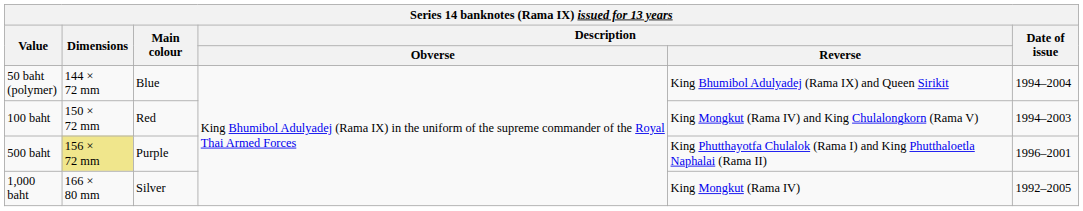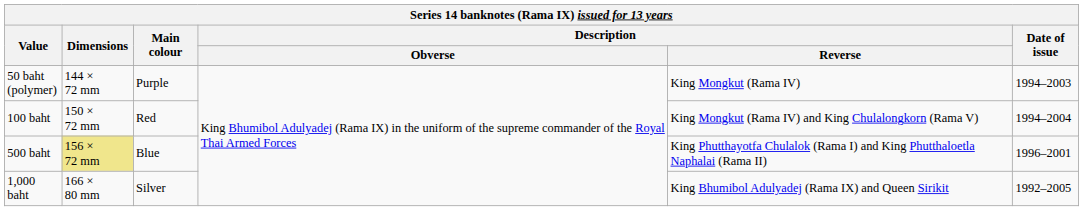(148, 83) Blue -> (152, 83) Purple
(810, 83) King Bhumibol Adulyadej (Rama IX) and Queen Sirikit -> (735, 83) King Mongkut (Rama IV)
(1043, 83) 1994–2004 -> (1043, 83) 1994–2003
(1043, 118) 1994–2003 -> (1043, 118) 1994–2004
(152, 153) Purple -> (148, 153) Blue
(735, 188) King Mongkut (Rama IV) -> (810, 188) King Bhumibol Adulyadej (Rama IX) and Queen Sirikit
